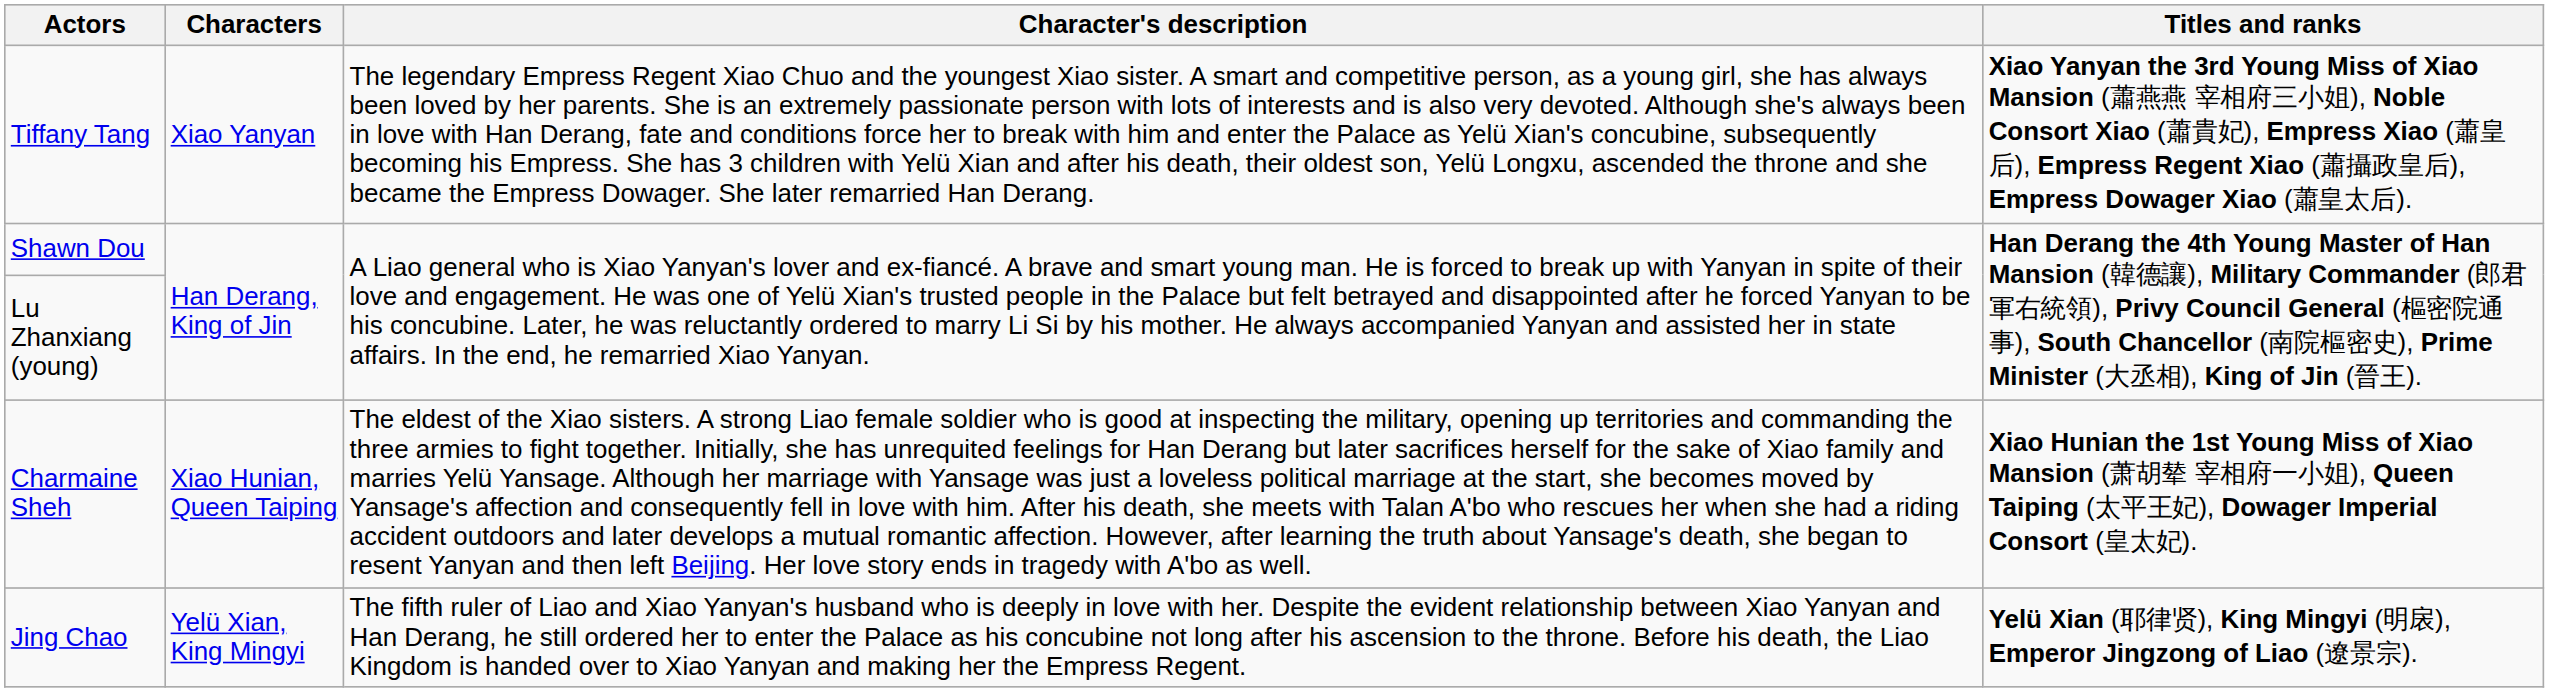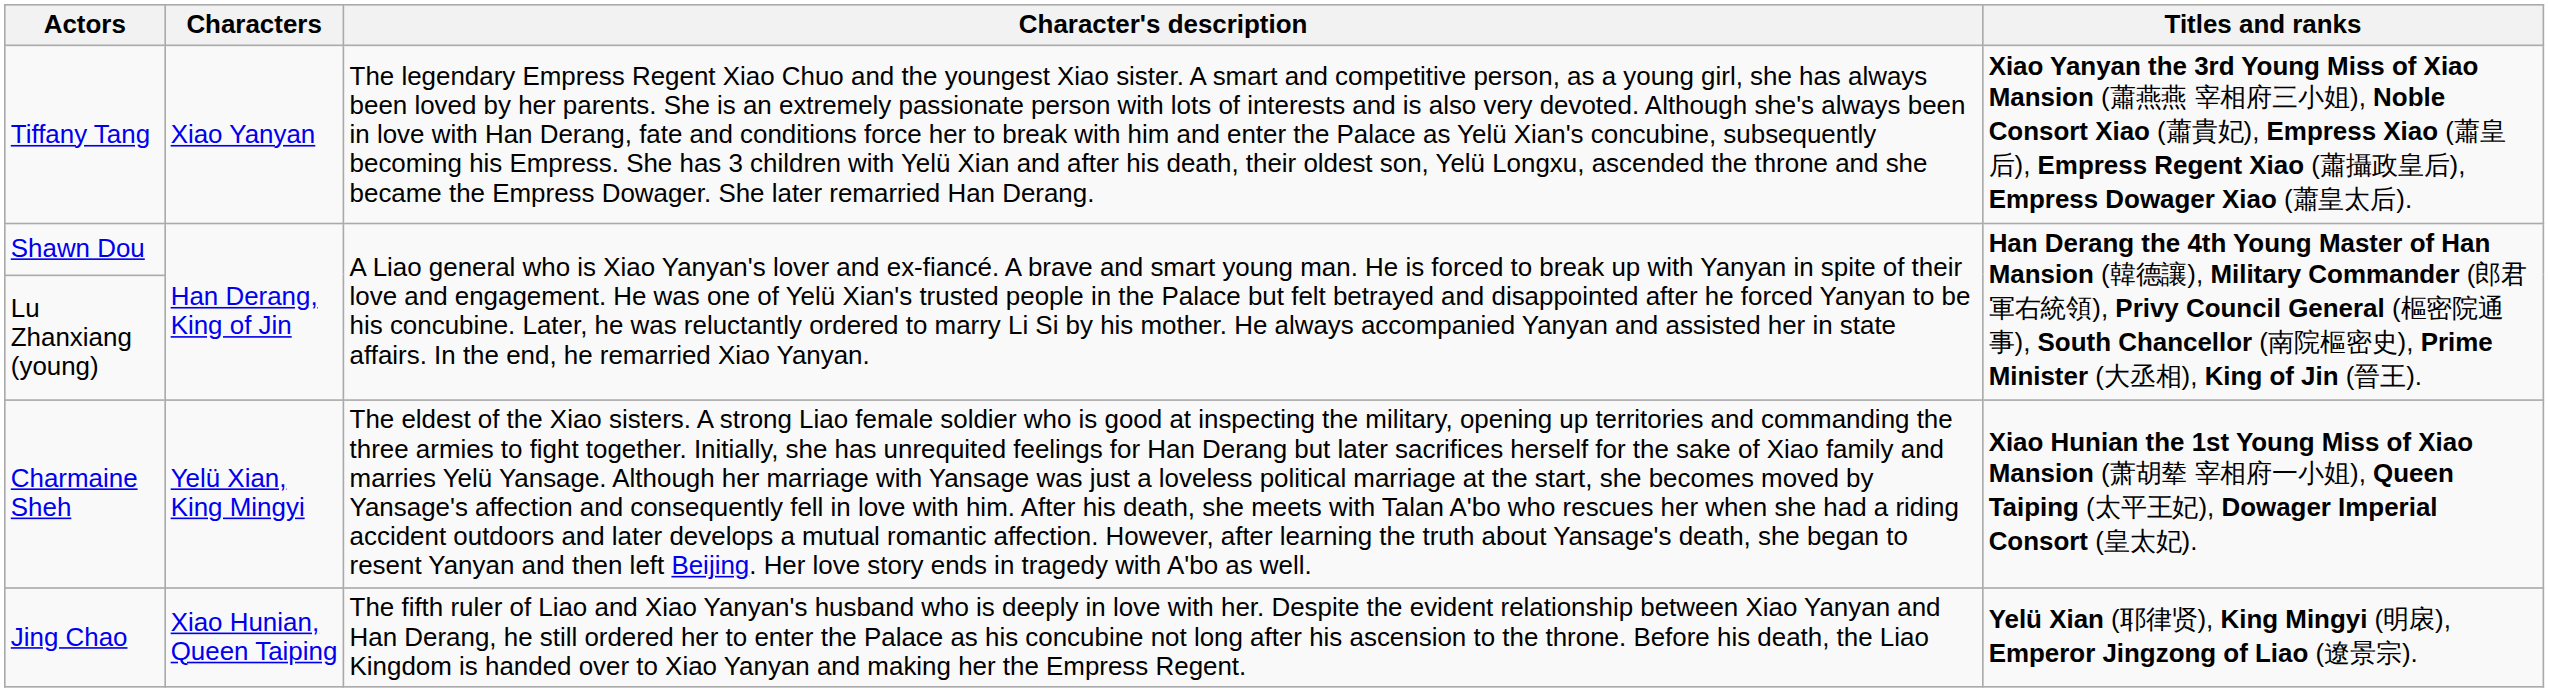(254, 493) Xiao Hunian, Queen Taiping -> (238, 493) Yelü Xian, King Mingyi
(238, 636) Yelü Xian, King Mingyi -> (254, 636) Xiao Hunian, Queen Taiping
